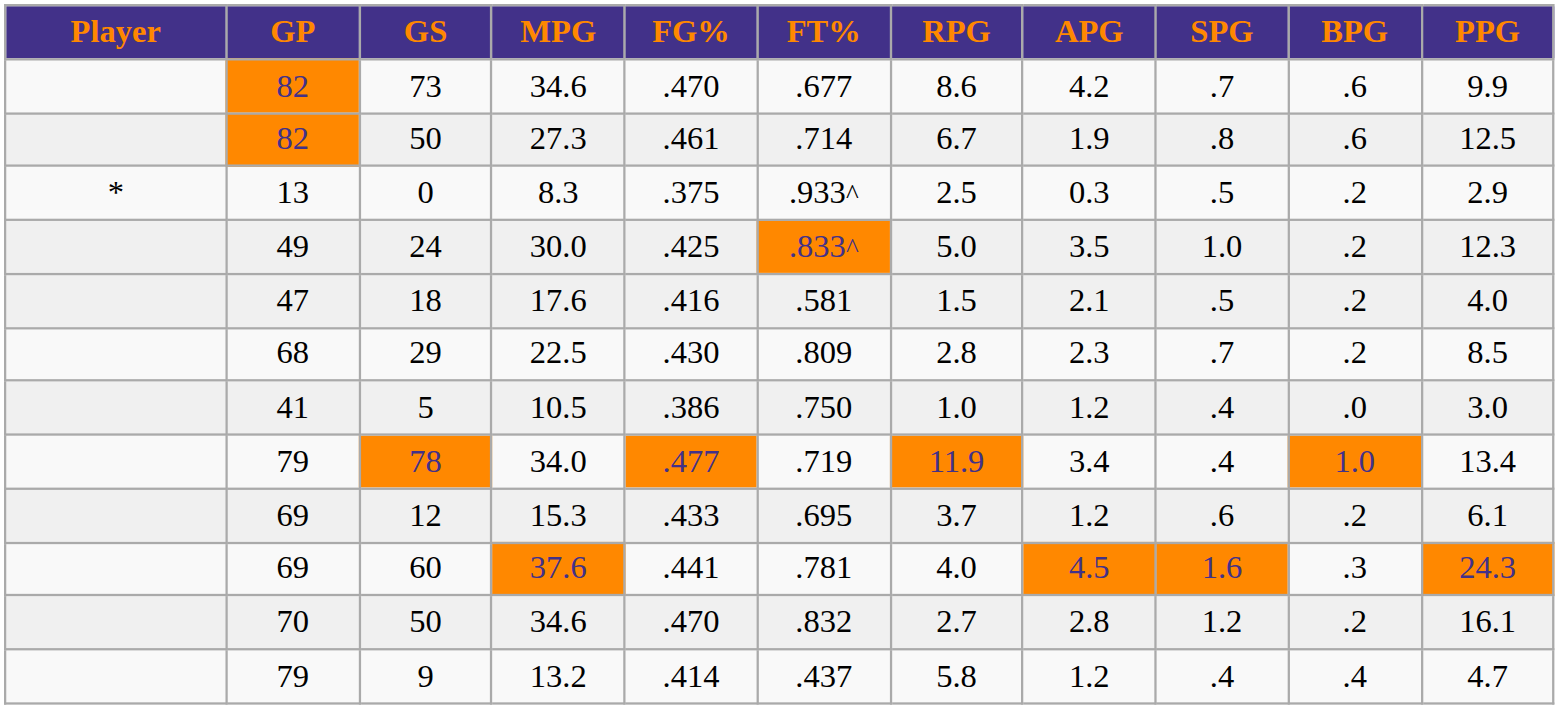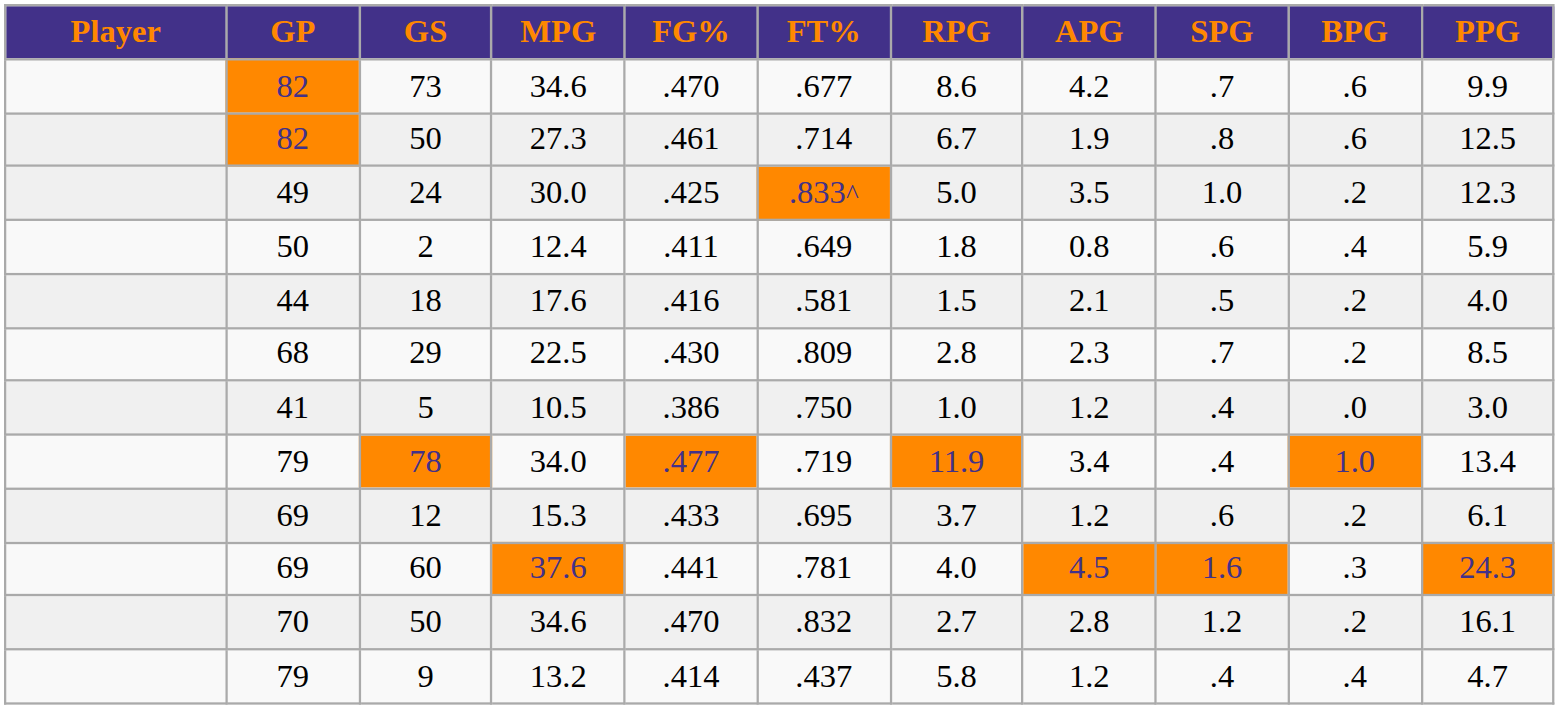- row: (426, 192)
+ row: (426, 246)
(293, 300) 47 -> (293, 300) 44
